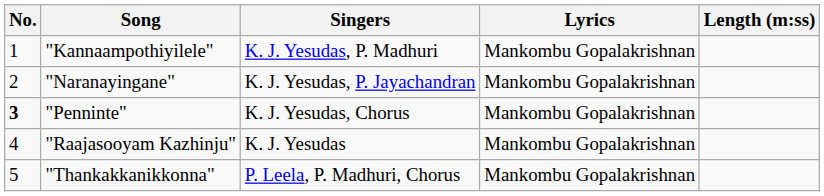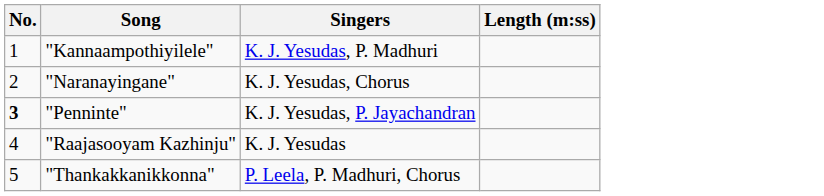- column: (590, 20)
(360, 82) K. J. Yesudas, P. Jayachandran -> (327, 82) K. J. Yesudas, Chorus
(327, 113) K. J. Yesudas, Chorus -> (360, 113) K. J. Yesudas, P. Jayachandran
